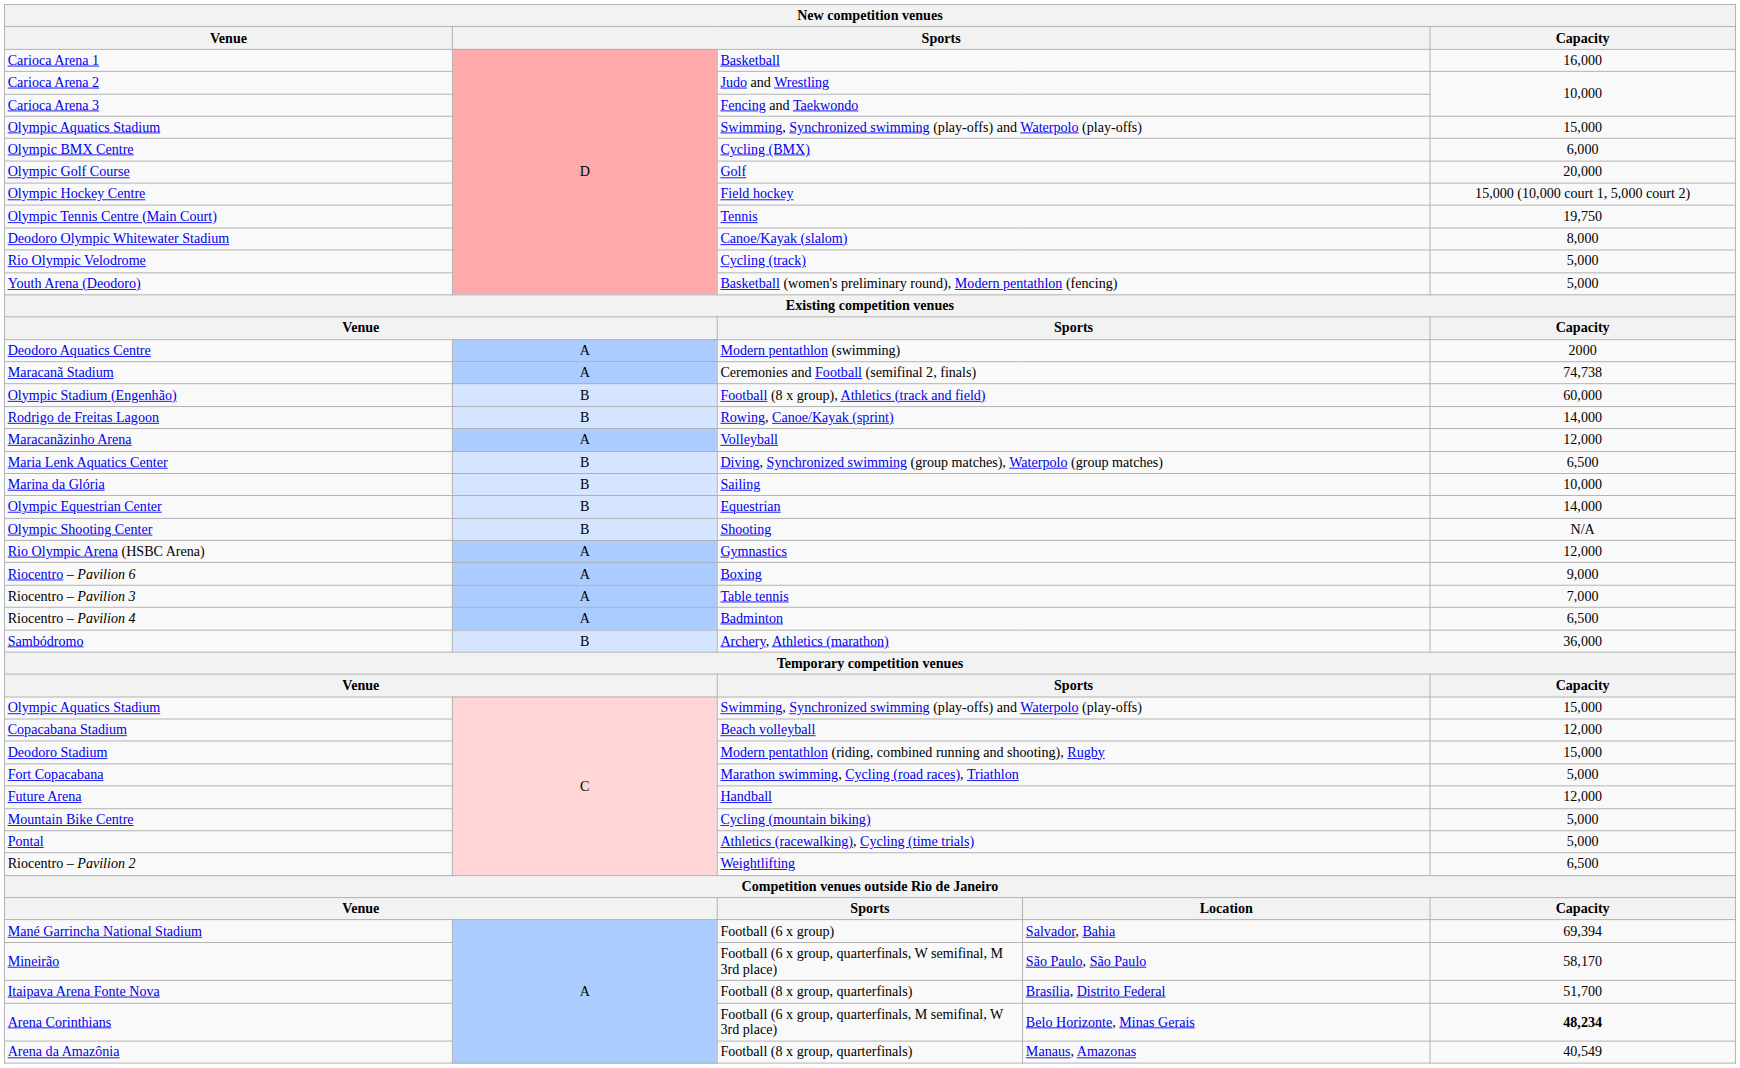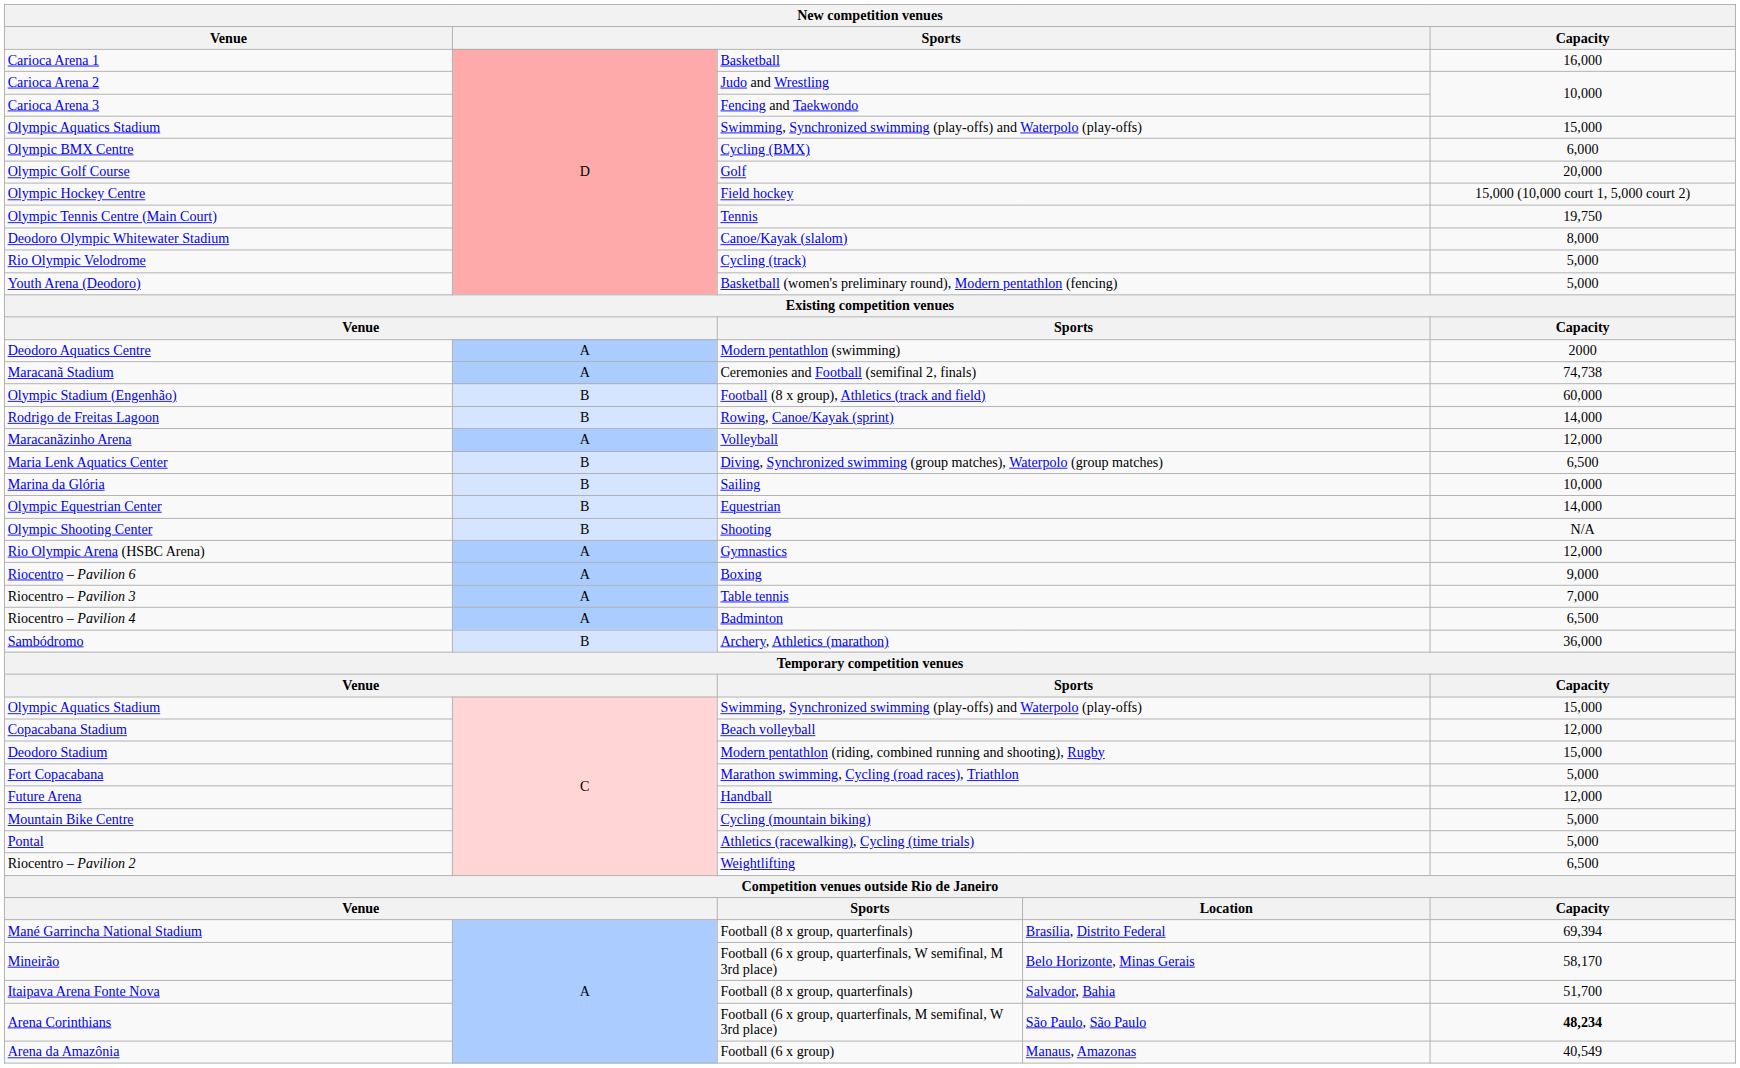(777, 931) Football (6 x group) -> (816, 931) Football (8 x group, quarterfinals)
(1071, 931) Salvador, Bahia -> (1096, 931) Brasília, Distrito Federal
(1086, 961) São Paulo, São Paulo -> (1110, 961) Belo Horizonte, Minas Gerais
(1096, 991) Brasília, Distrito Federal -> (1071, 991) Salvador, Bahia
(1110, 1021) Belo Horizonte, Minas Gerais -> (1086, 1021) São Paulo, São Paulo
(816, 1052) Football (8 x group, quarterfinals) -> (777, 1052) Football (6 x group)
